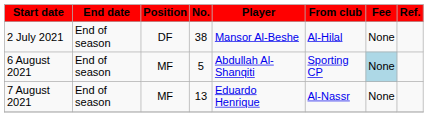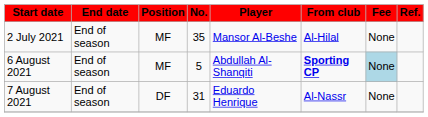(165, 36) DF -> (163, 36) MF
(201, 36) 38 -> (199, 36) 35
(328, 66) normal -> (326, 66) bold
(165, 96) MF -> (163, 96) DF
(201, 96) 13 -> (199, 96) 31
